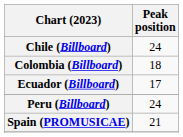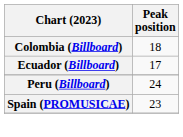- row: (68, 46)
(155, 122) 21 -> (155, 103) 23
